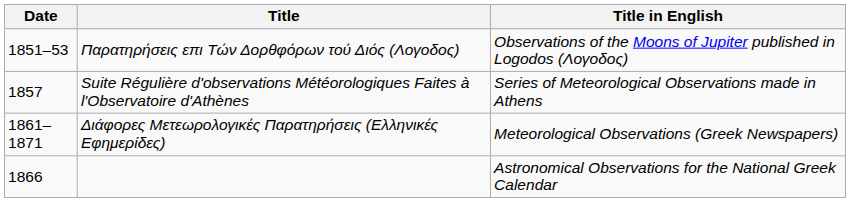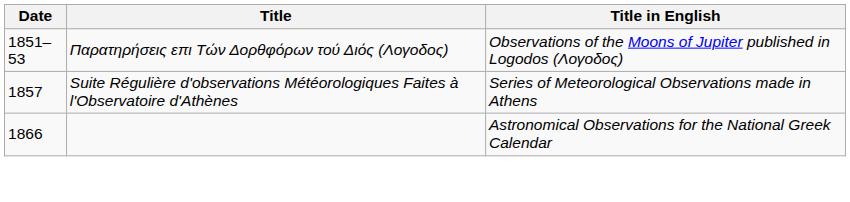- row: (259, 134)
